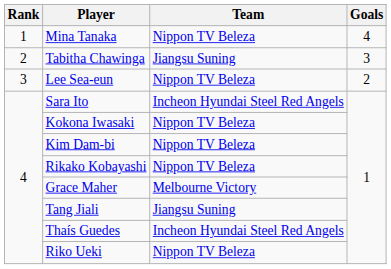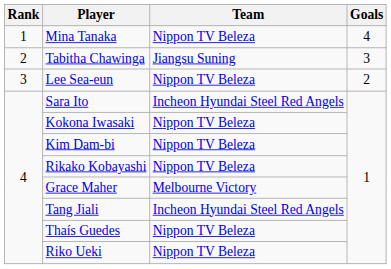(194, 209) Jiangsu Suning -> (248, 209) Incheon Hyundai Steel Red Angels
(248, 230) Incheon Hyundai Steel Red Angels -> (204, 230) Nippon TV Beleza
